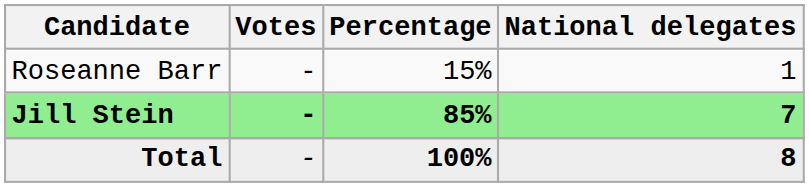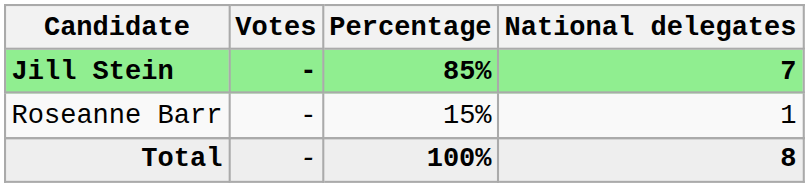rows swapped: (93, 115) <-> (117, 71)
